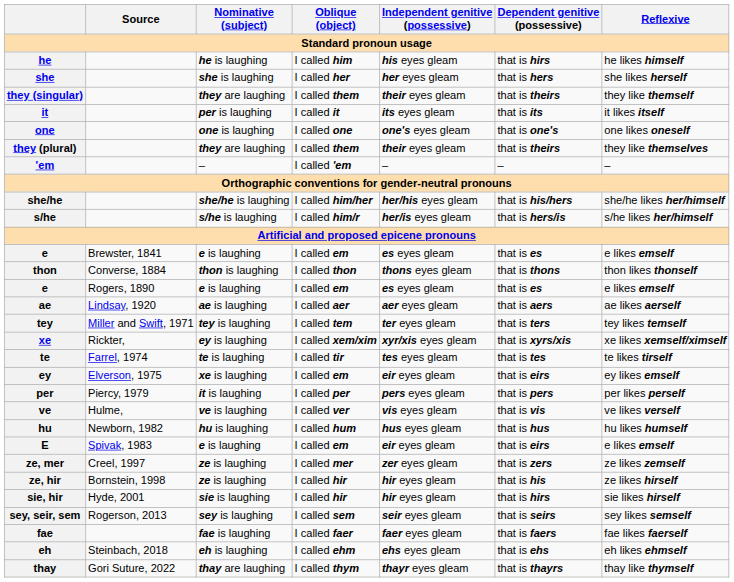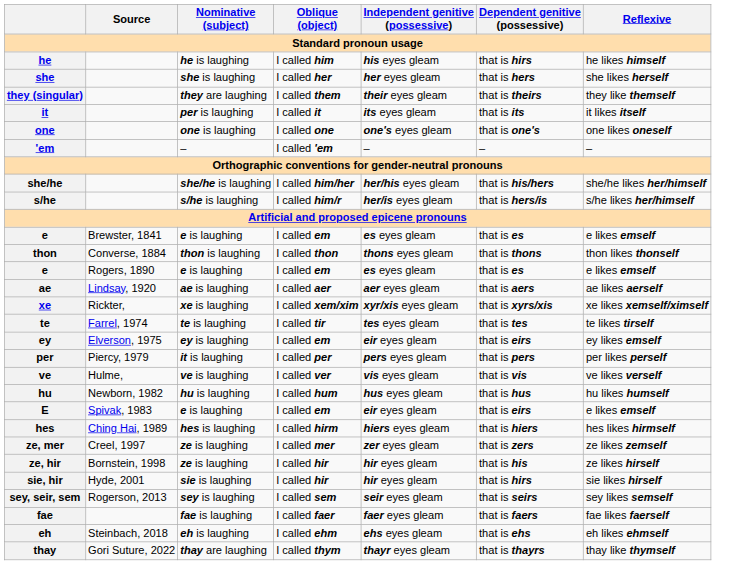- row: (45, 148)
- row: (45, 323)
(233, 340) ey is laughing -> (214, 305) xe is laughing
(233, 375) xe is laughing -> (214, 340) ey is laughing
+ row: (45, 428)
